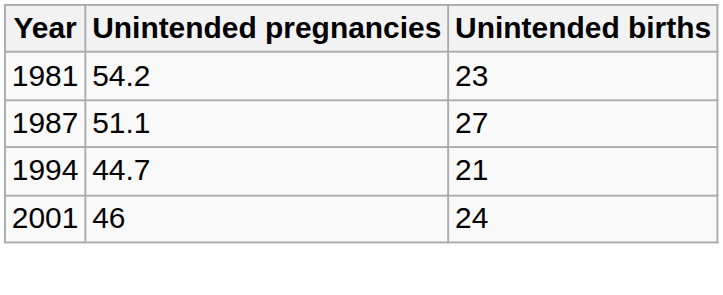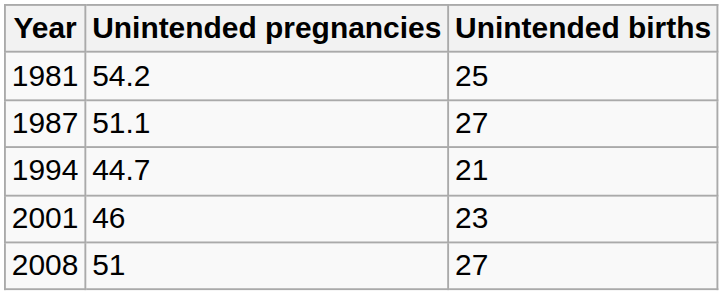(472, 75) 23 -> (472, 75) 25
(472, 218) 24 -> (472, 218) 23
+ row: (45, 265)
